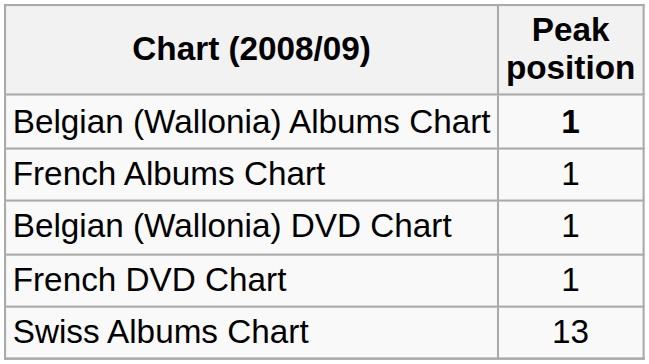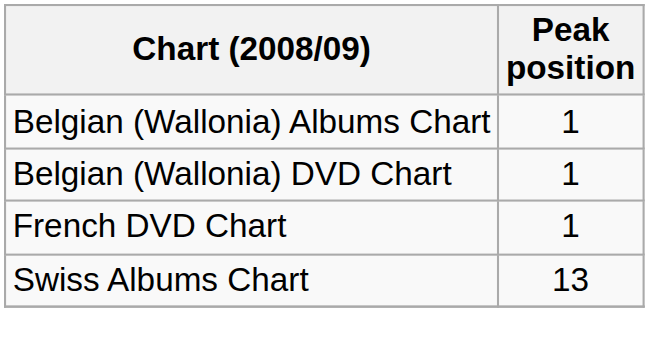(571, 121) bold -> (571, 121) normal
- row: (169, 173)
